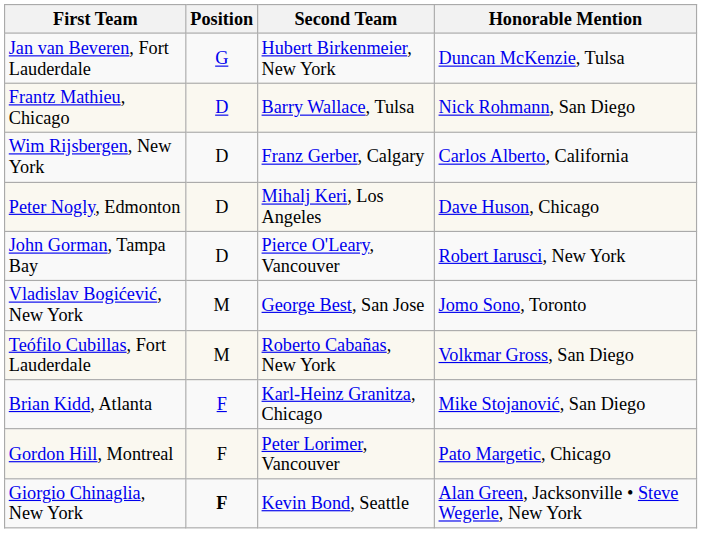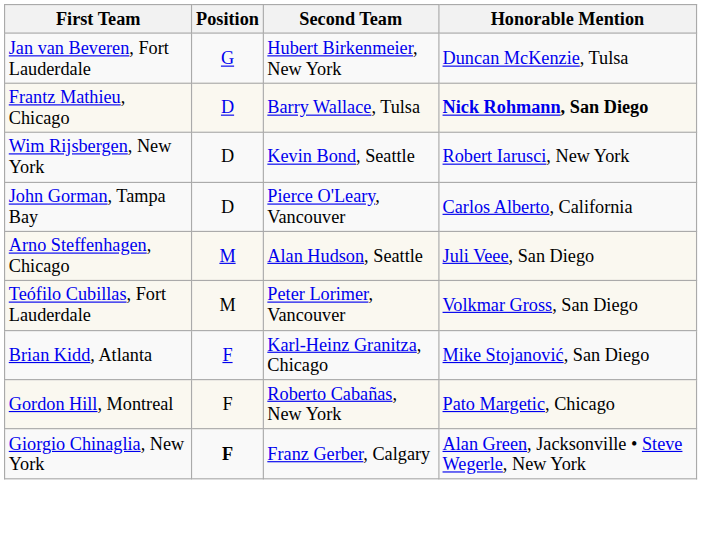(537, 107) normal -> (545, 107) bold
(343, 157) Franz Gerber, Calgary -> (341, 157) Kevin Bond, Seattle
(534, 157) Carlos Alberto, California -> (536, 157) Robert Iarusci, New York
- row: (95, 206)
(532, 255) Robert Iarusci, New York -> (538, 206) Carlos Alberto, California
+ row: (80, 255)
- row: (85, 305)
(326, 354) Roberto Cabañas, New York -> (320, 305) Peter Lorimer, Vancouver
(314, 453) Peter Lorimer, Vancouver -> (332, 404) Roberto Cabañas, New York
(335, 503) Kevin Bond, Seattle -> (349, 453) Franz Gerber, Calgary
